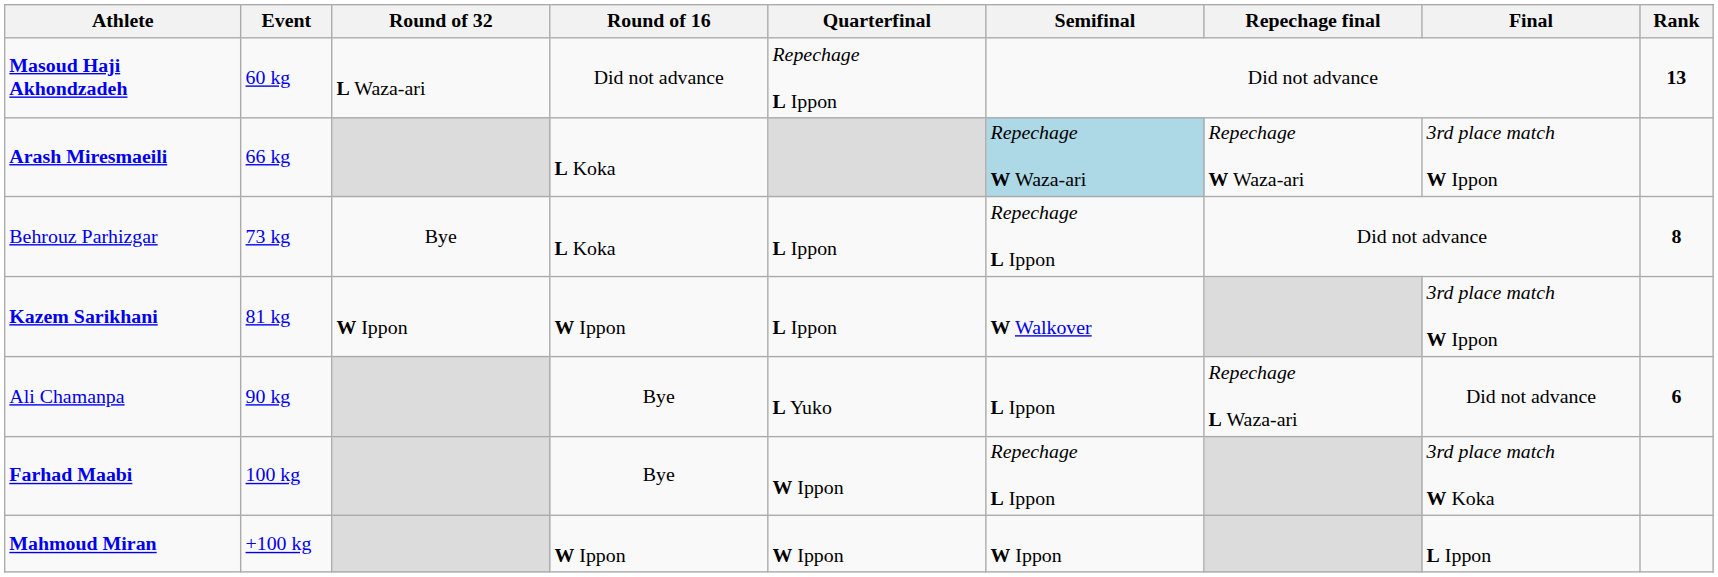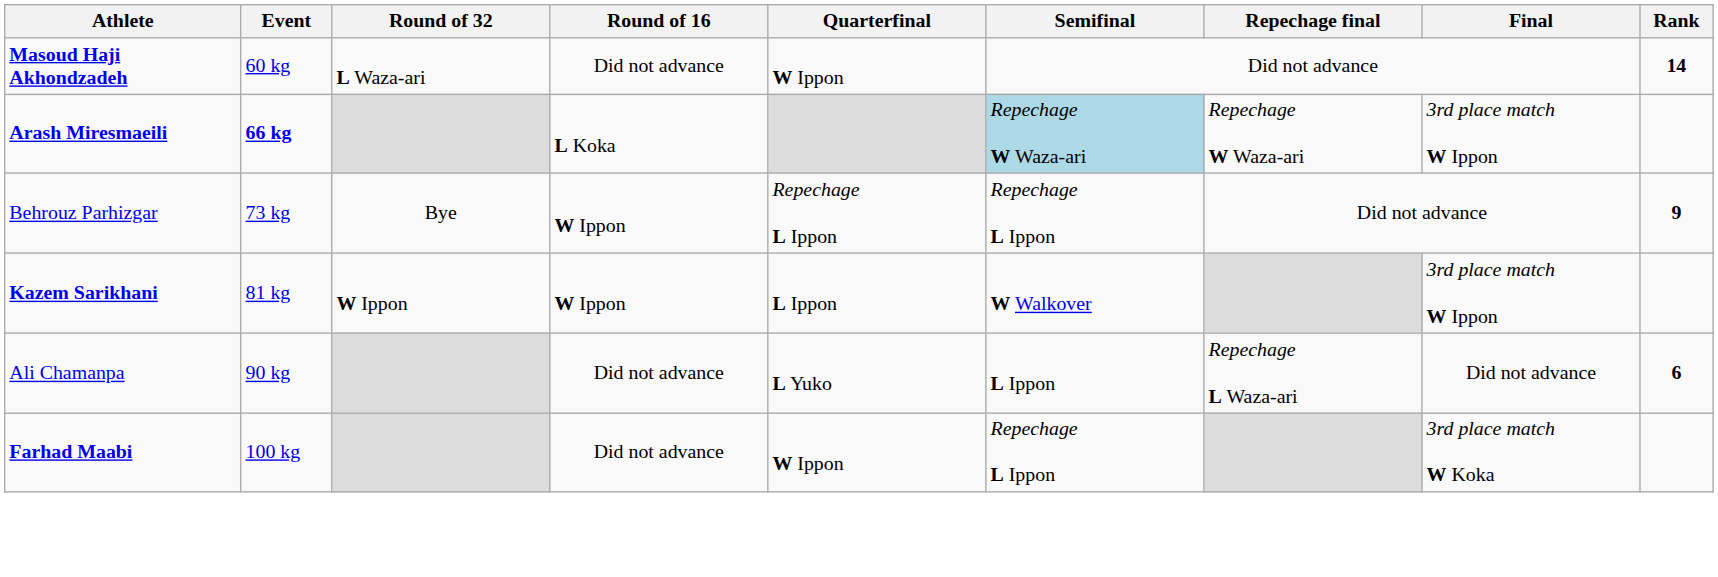(816, 77) Repechage L Ippon -> (808, 77) W Ippon
(1676, 77) 13 -> (1676, 65) 14
(268, 157) normal -> (268, 133) bold
(585, 248) L Koka -> (590, 225) W Ippon
(805, 248) L Ippon -> (816, 213) Repechage L Ippon
(1676, 236) 8 -> (1676, 213) 9
(659, 396) Bye -> (659, 372) Did not advance
(659, 475) Bye -> (659, 452) Did not advance
- row: (83, 543)
